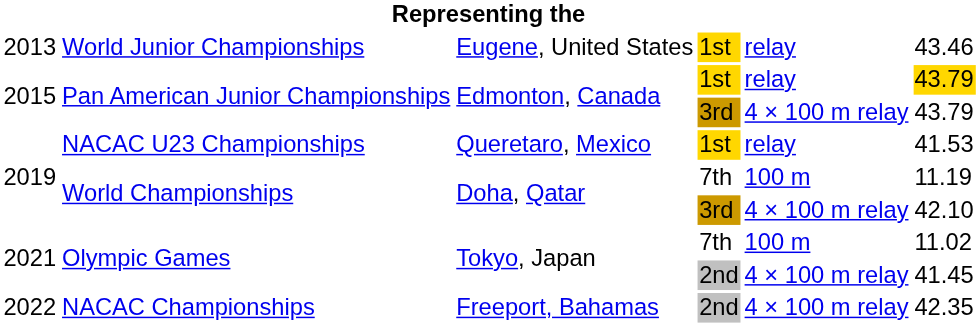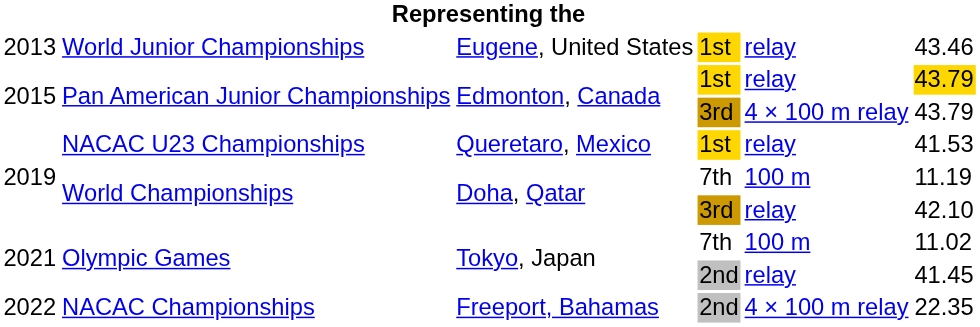(827, 209) 4 × 100 m relay -> (770, 209) relay
(827, 275) 4 × 100 m relay -> (770, 275) relay
(944, 307) 42.35 -> (944, 307) 22.35
